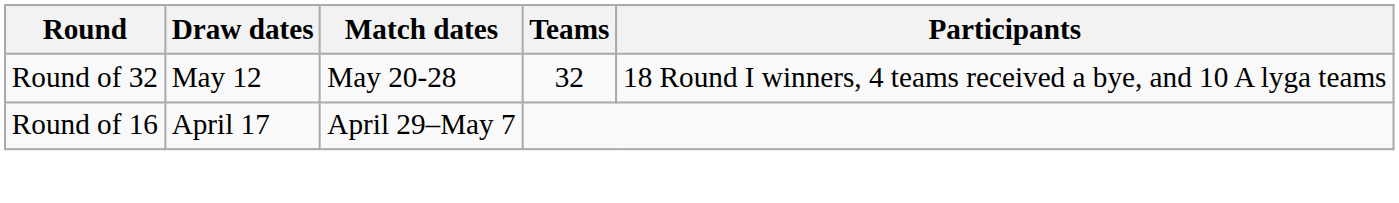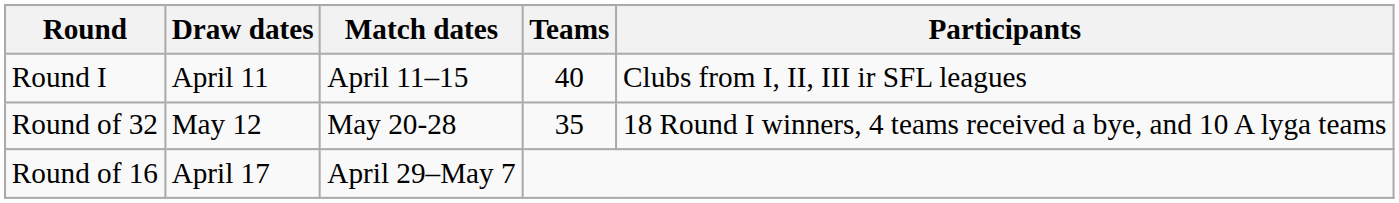+ row: (59, 77)
(569, 77) 32 -> (569, 125) 35
